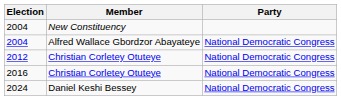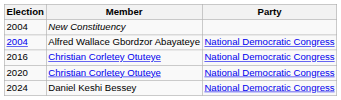- row: (17, 57)
+ row: (17, 73)
